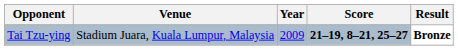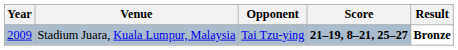columns swapped: (292, 14) <-> (39, 14)
